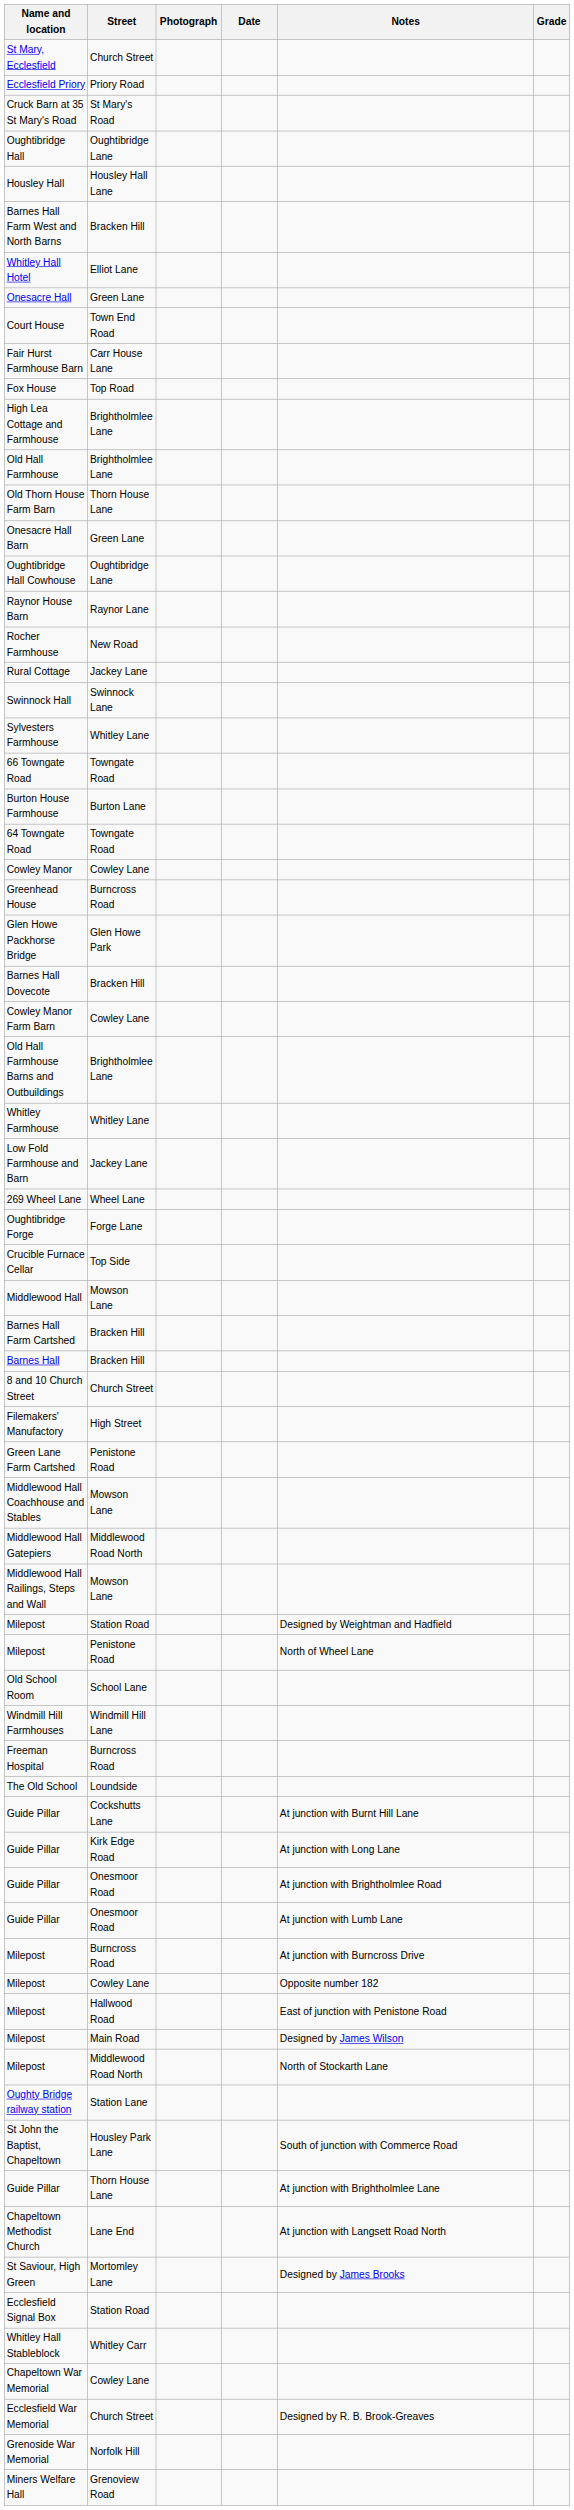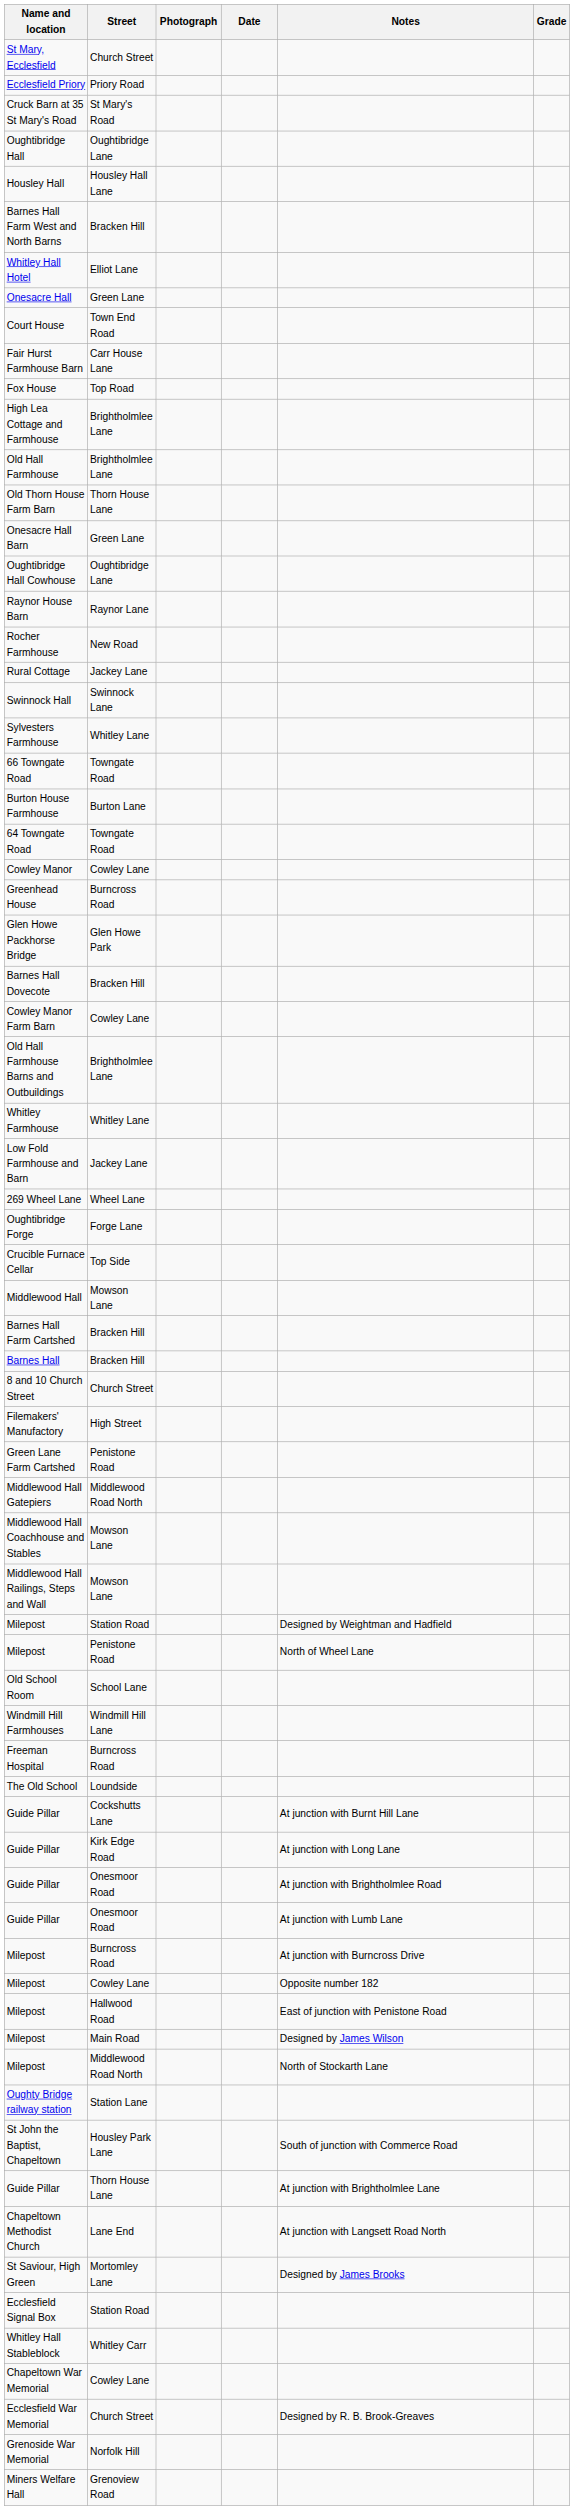rows swapped: (45, 1503) <-> (44, 1546)
